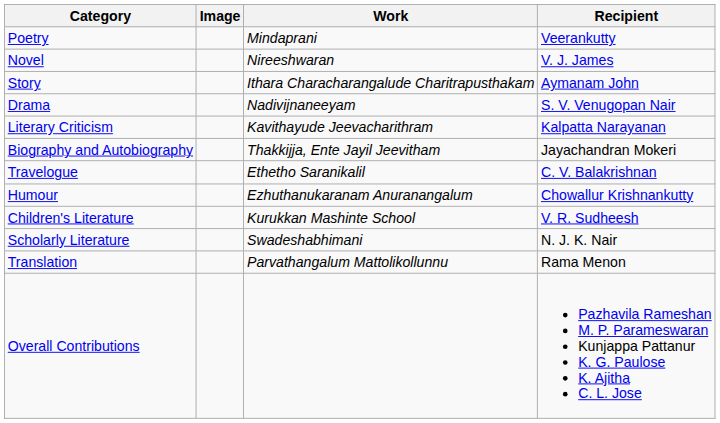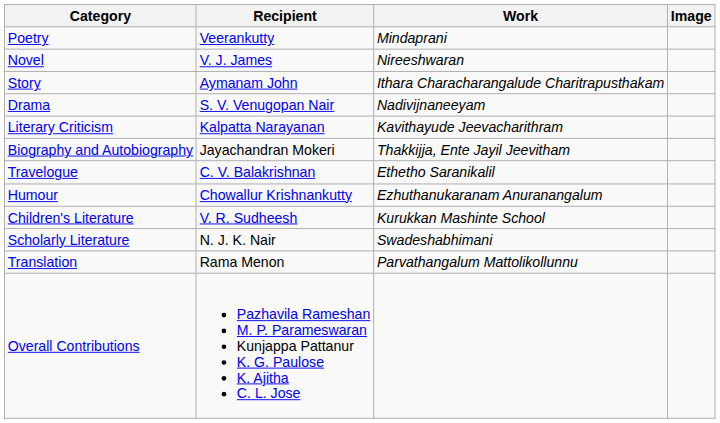columns swapped: (626, 16) <-> (220, 16)
